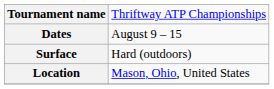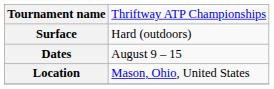rows swapped: (56, 34) <-> (56, 53)
